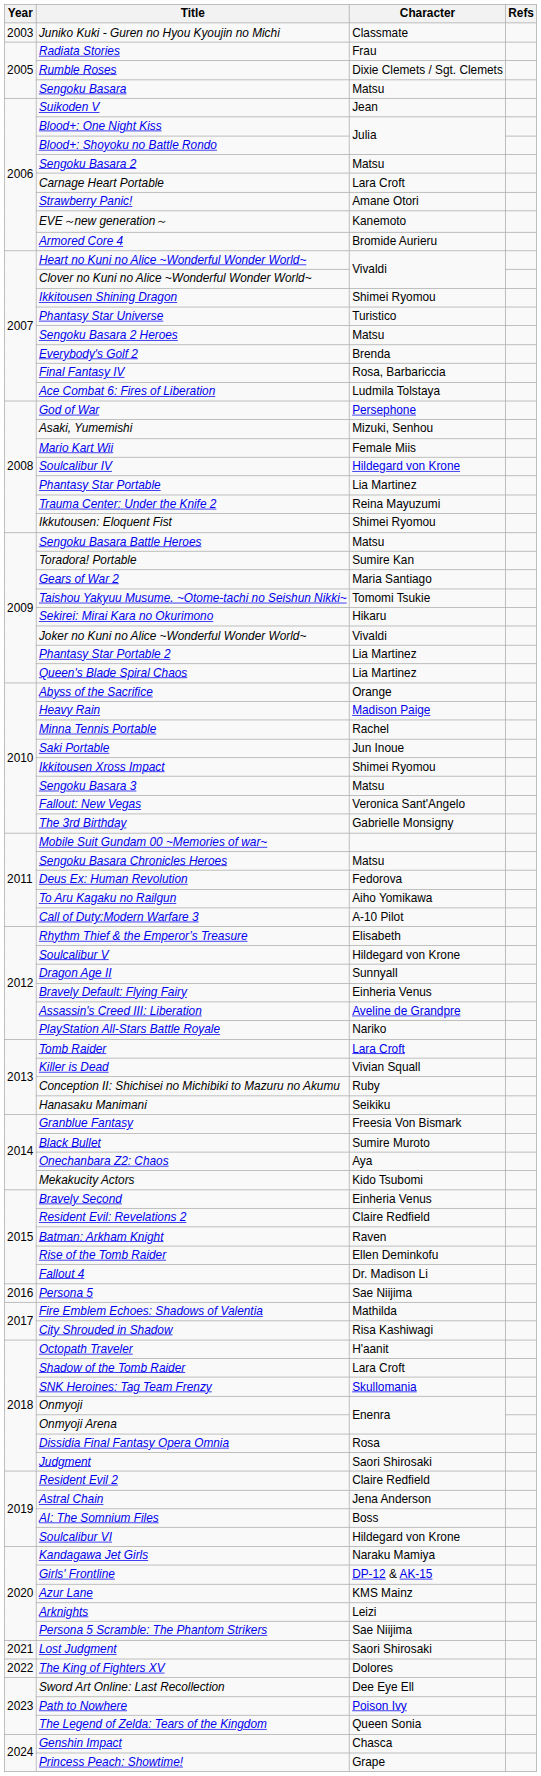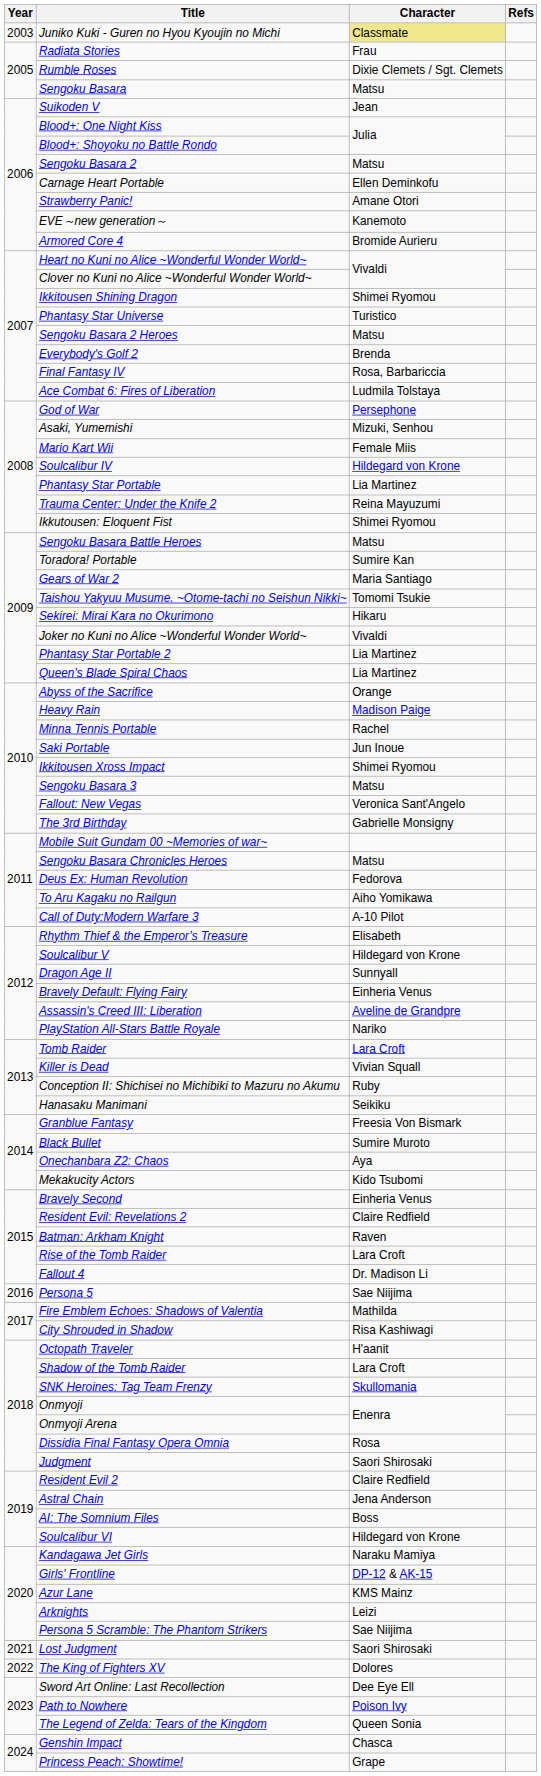(380, 32) no background -> (380, 32) khaki background
(378, 182) Lara Croft -> (395, 182) Ellen Deminkofu
(395, 1255) Ellen Deminkofu -> (378, 1255) Lara Croft
